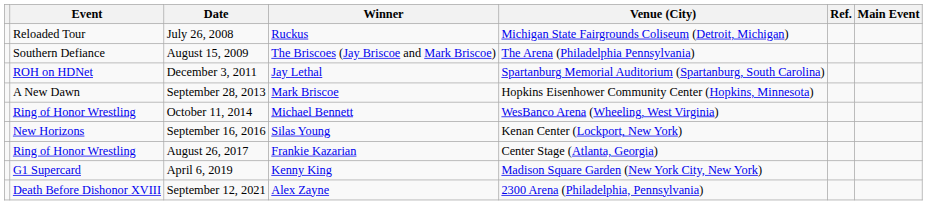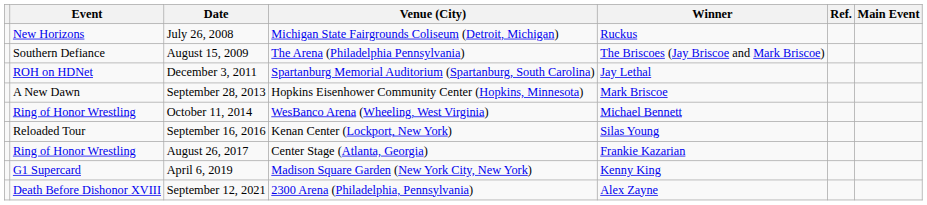columns swapped: (663, 14) <-> (384, 14)
(49, 33) Reloaded Tour -> (49, 33) New Horizons
(49, 131) New Horizons -> (49, 131) Reloaded Tour
